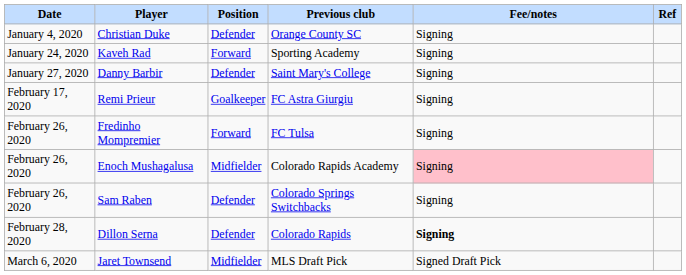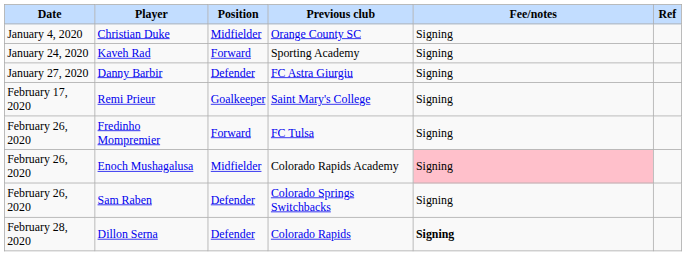(233, 34) Defender -> (236, 34) Midfielder
(321, 73) Saint Mary's College -> (312, 73) FC Astra Giurgiu
(312, 99) FC Astra Giurgiu -> (321, 99) Saint Mary's College
- row: (134, 260)
